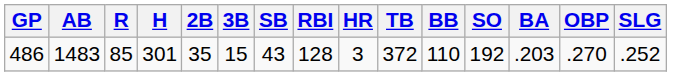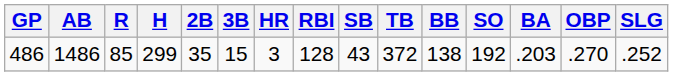columns swapped: (358, 20) <-> (273, 20)
(77, 53) 1483 -> (77, 53) 1486
(160, 53) 301 -> (160, 53) 299
(443, 53) 110 -> (444, 53) 138
